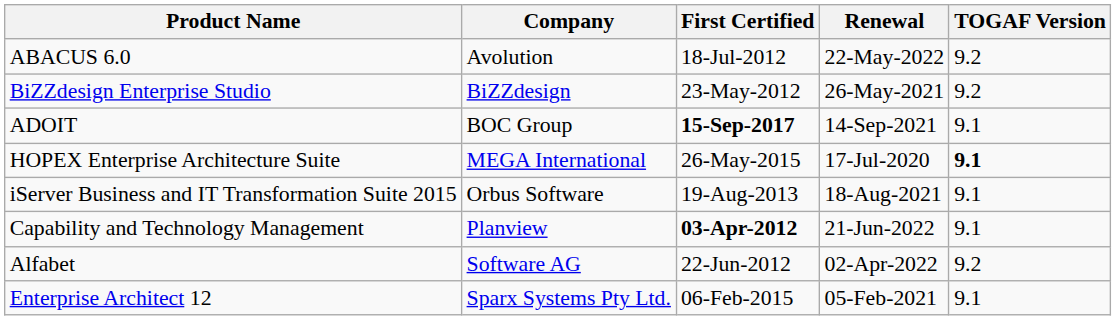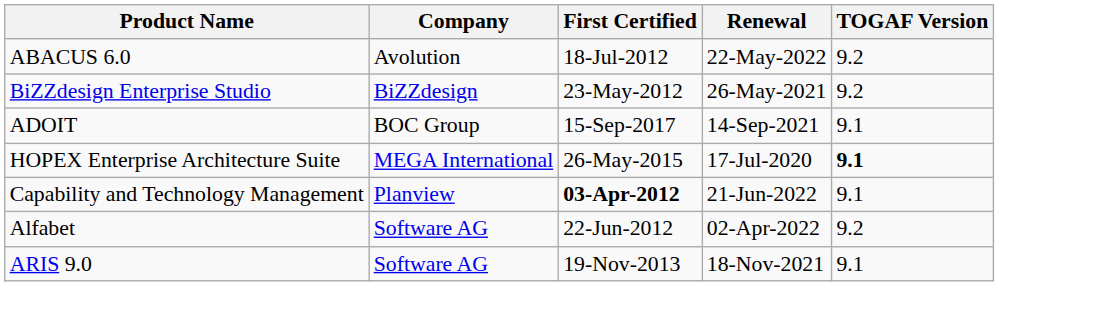(738, 125) bold -> (619, 125) normal
- row: (233, 194)
+ row: (51, 263)
- row: (111, 297)
